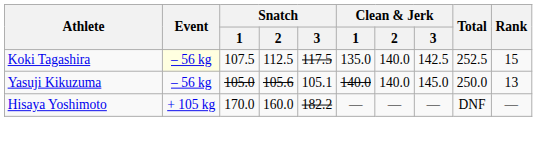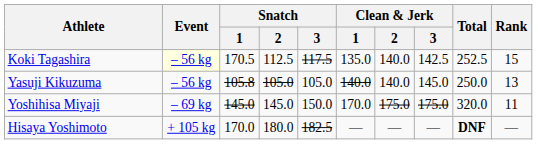(239, 60) 107.5 -> (239, 60) 170.5
(239, 83) 105.0 -> (239, 83) 105.8
(278, 83) 105.6 -> (278, 83) 105.0
(317, 83) 105.1 -> (317, 83) 105.0
+ row: (54, 105)
(278, 105) 160.0 -> (278, 127) 180.0
(317, 105) 182.2 -> (317, 127) 182.5
(472, 105) normal -> (472, 127) bold
